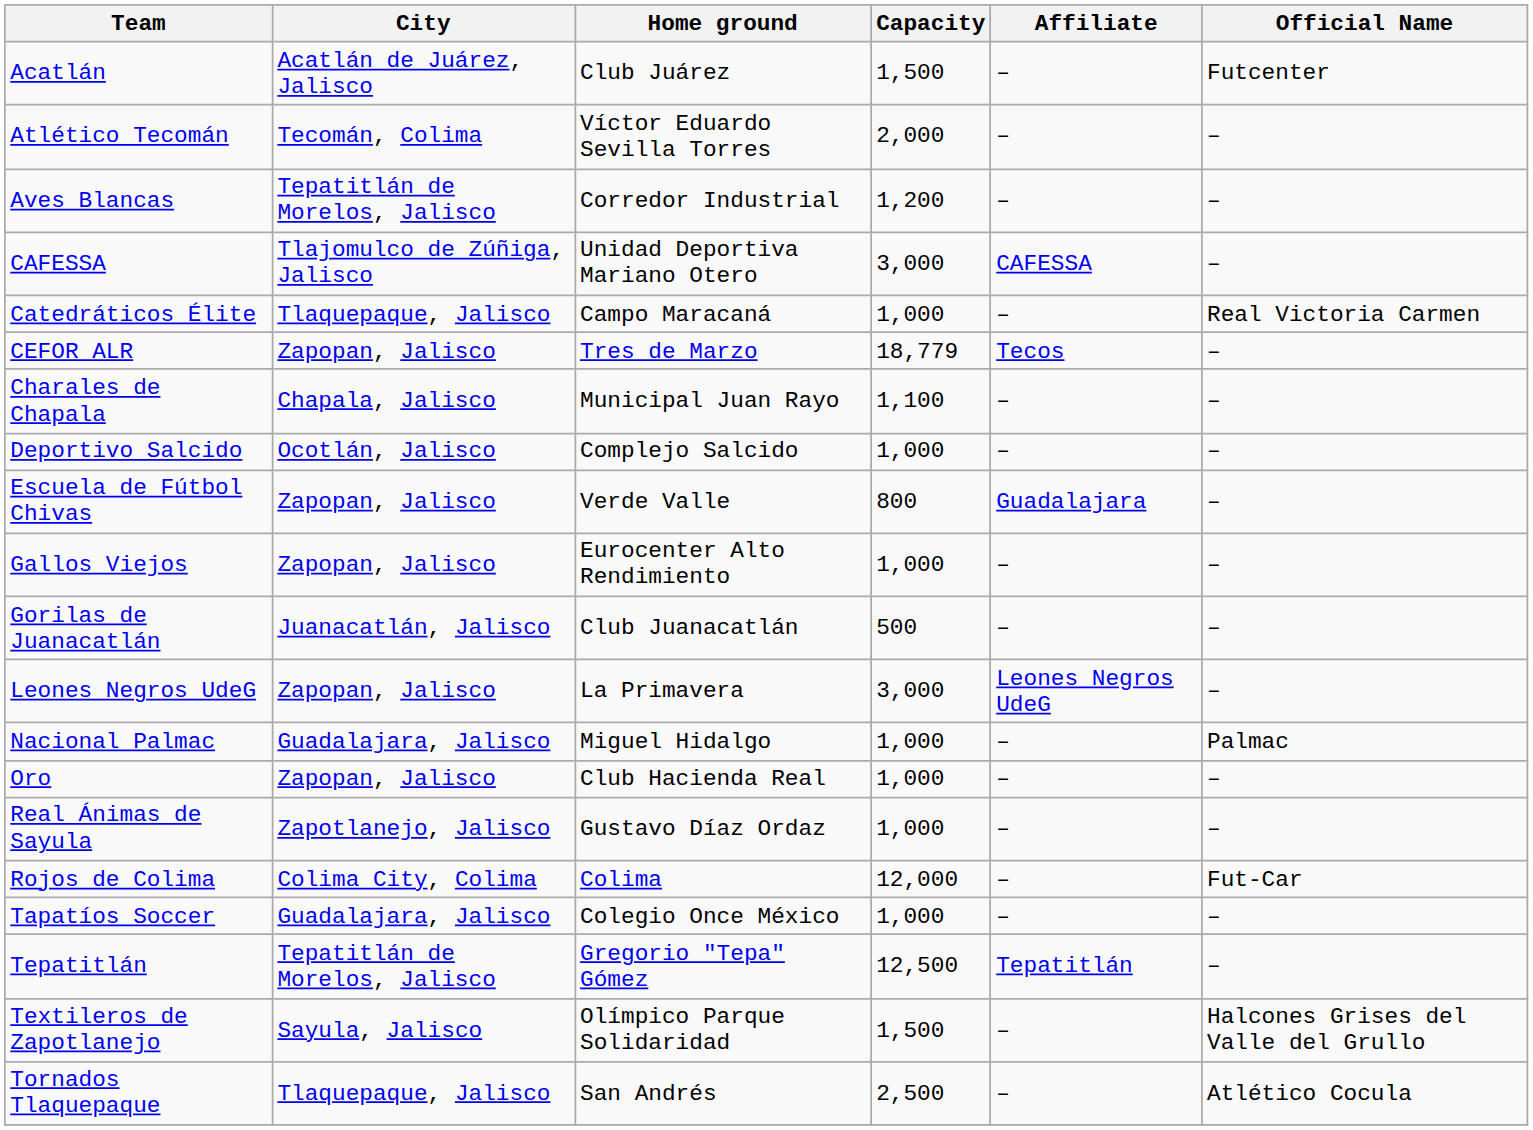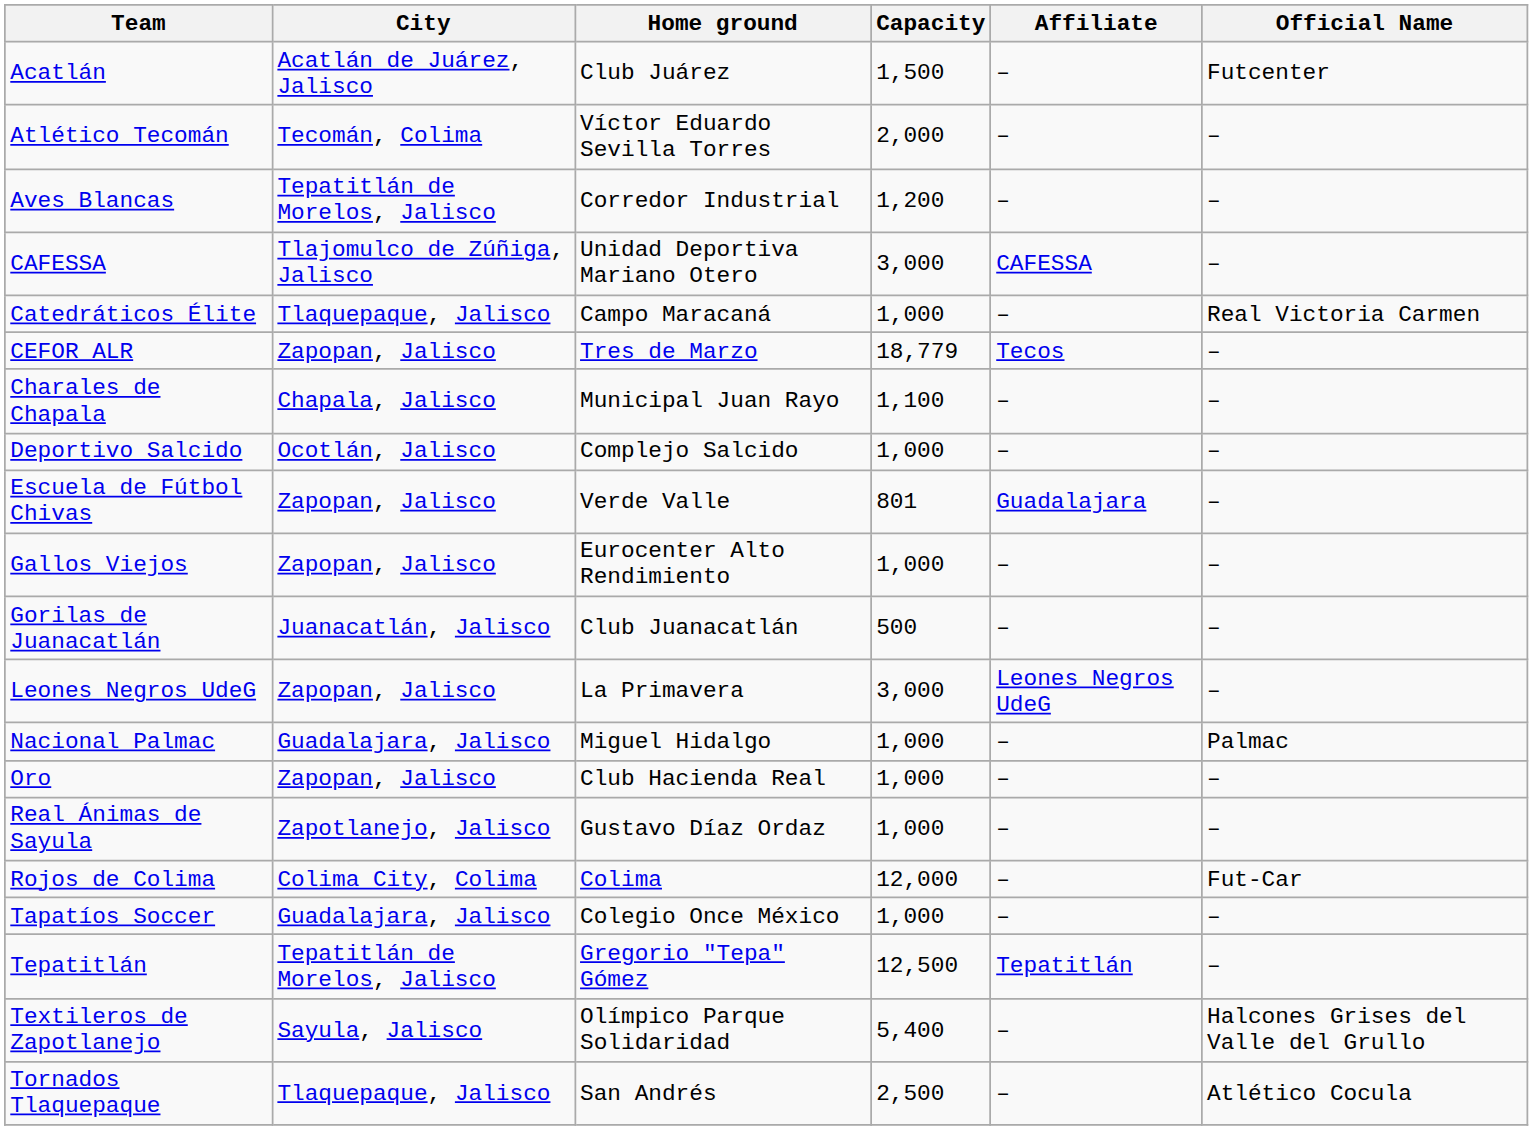(897, 501) 800 -> (897, 501) 801
(910, 1030) 1,500 -> (910, 1030) 5,400
